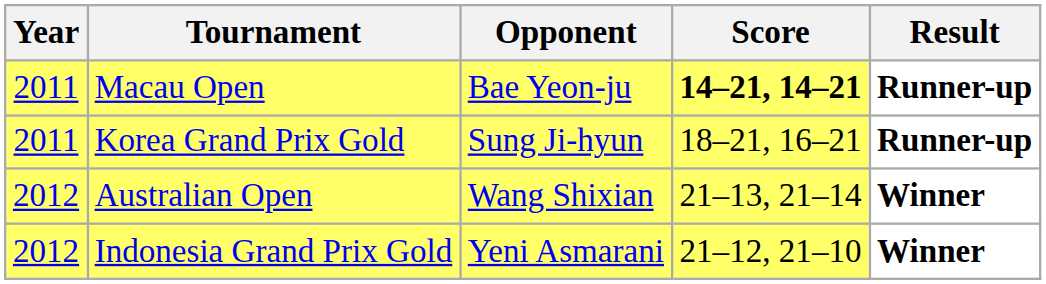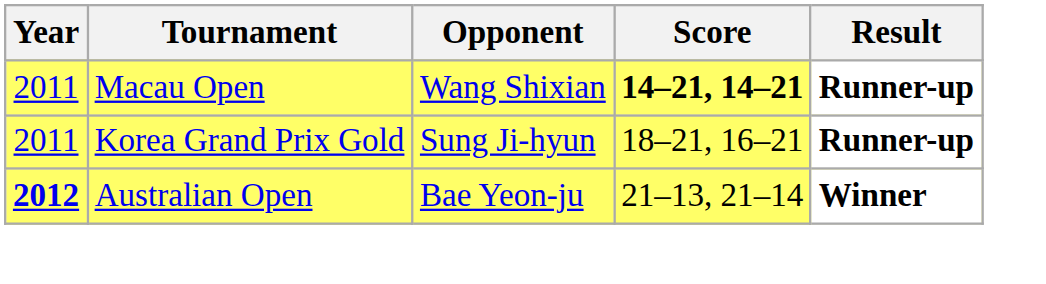(550, 86) Bae Yeon-ju -> (513, 86) Wang Shixian
(46, 196) normal -> (46, 196) bold
(561, 196) Wang Shixian -> (502, 196) Bae Yeon-ju
- row: (273, 250)
